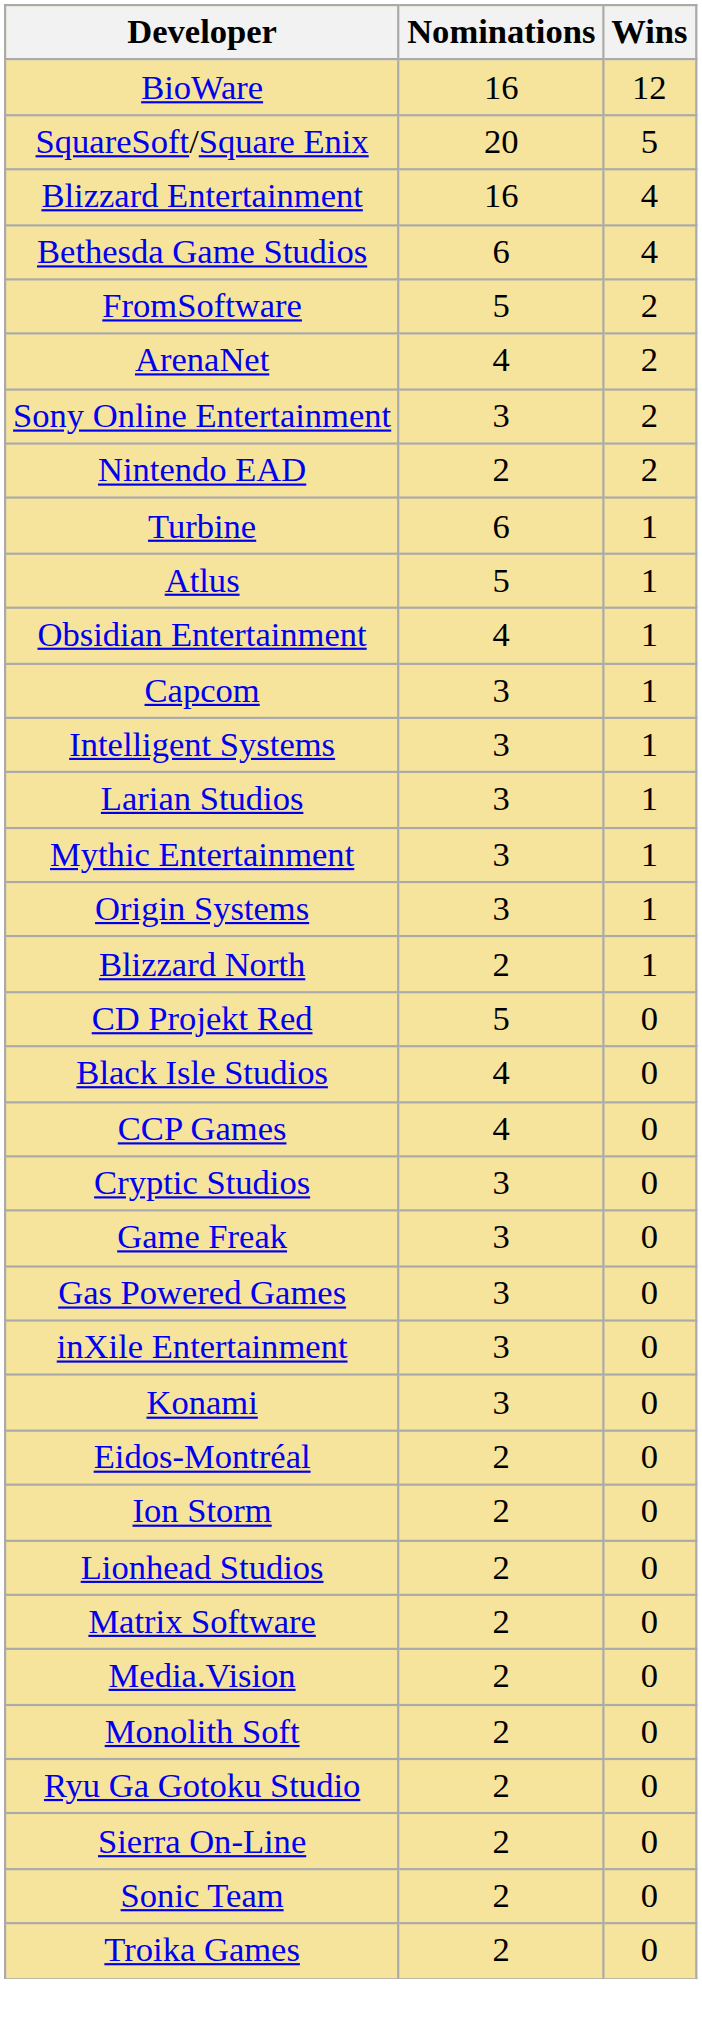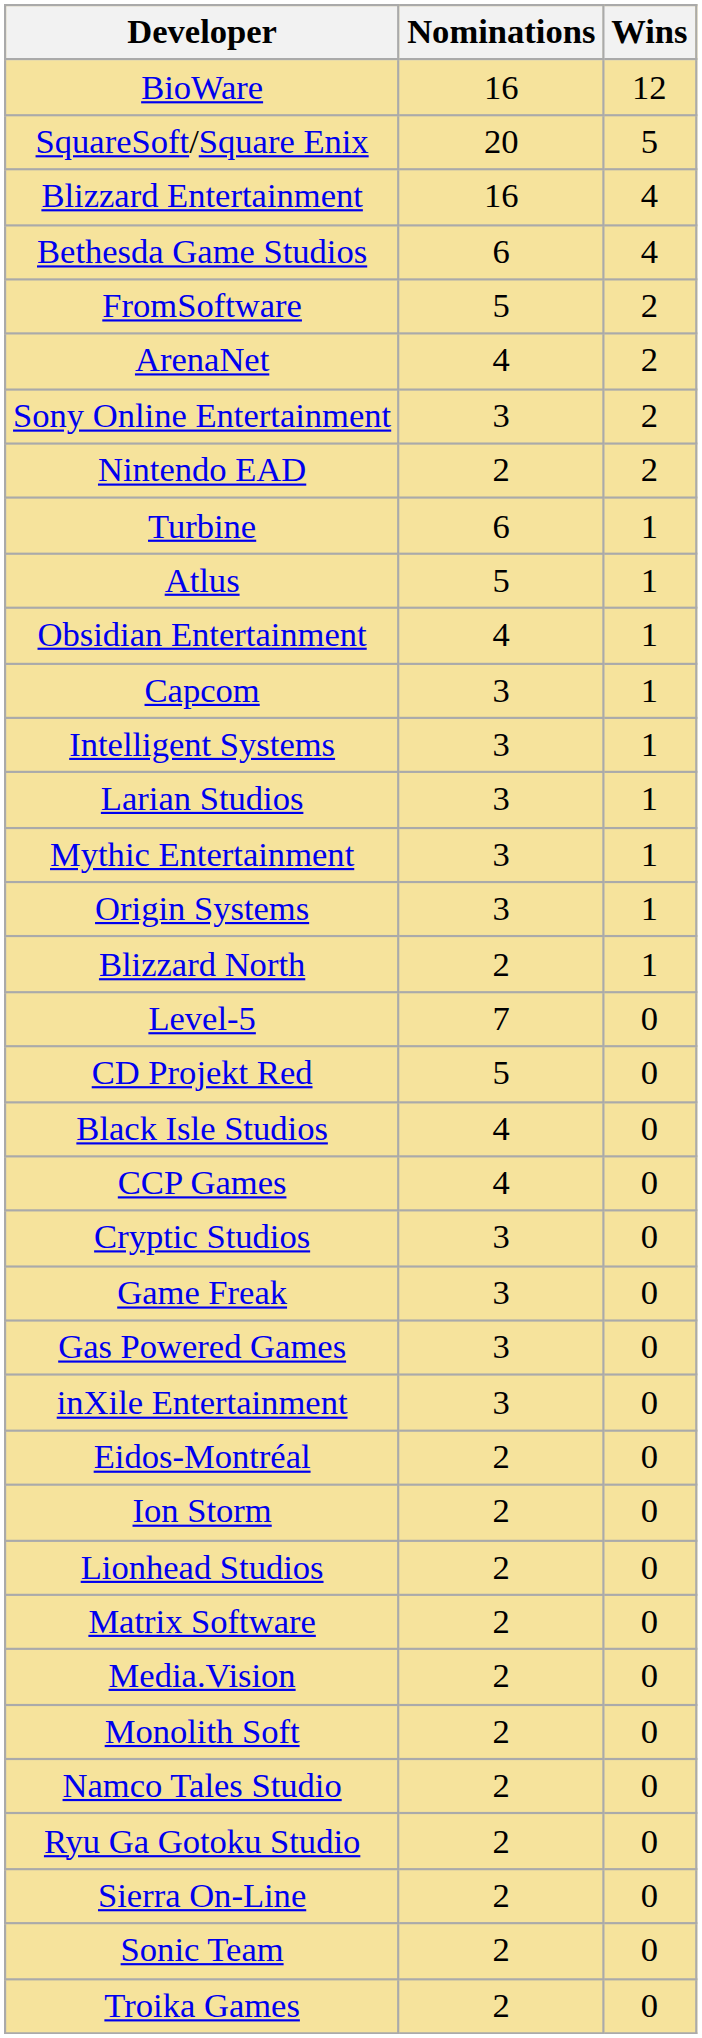+ row: (202, 1018)
- row: (202, 1402)
+ row: (202, 1785)
